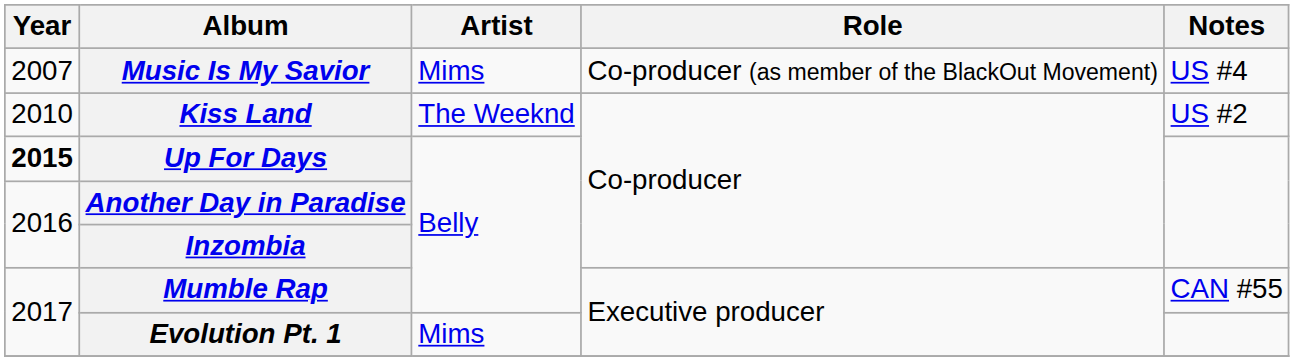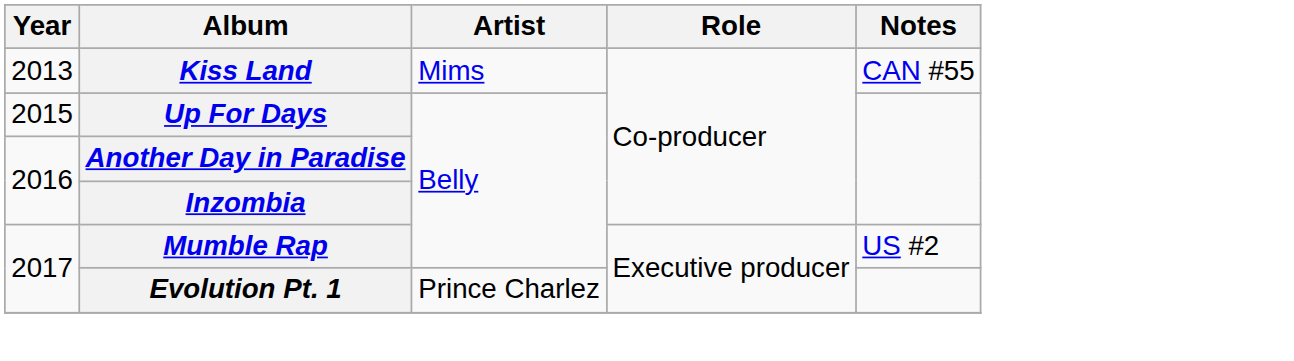- row: (246, 70)
(42, 114) 2010 -> (42, 70) 2013
(497, 114) The Weeknd -> (451, 70) Mims
(1209, 114) US #2 -> (918, 70) CAN #55
(42, 158) bold -> (42, 114) normal
(1227, 289) CAN #55 -> (901, 245) US #2
(451, 333) Mims -> (509, 289) Prince Charlez
